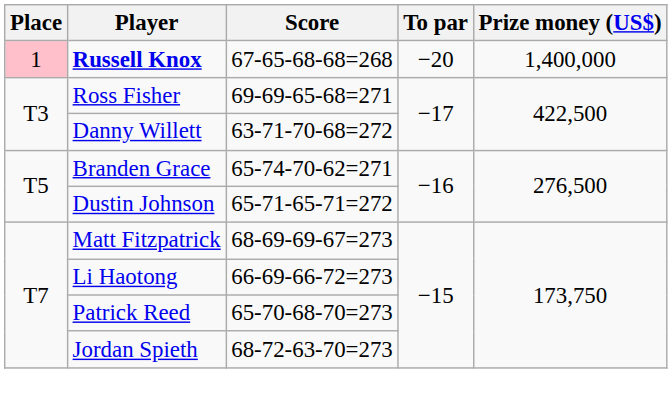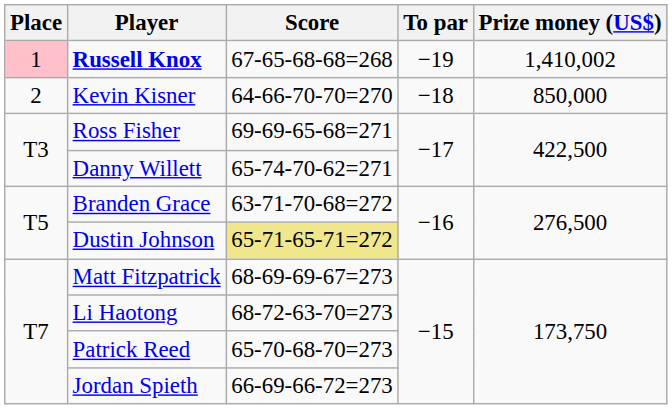(436, 58) −20 -> (436, 58) −19
(570, 58) 1,400,000 -> (570, 58) 1,410,002
+ row: (134, 95)
(312, 131) 63-71-70-68=272 -> (312, 167) 65-74-70-62=271
(312, 167) 65-74-70-62=271 -> (312, 204) 63-71-70-68=272
(312, 204) no background -> (312, 240) khaki background
(312, 276) 66-69-66-72=273 -> (312, 312) 68-72-63-70=273
(312, 349) 68-72-63-70=273 -> (312, 385) 66-69-66-72=273
